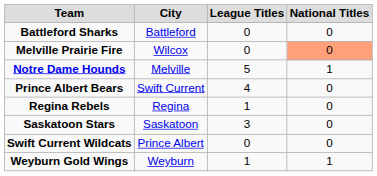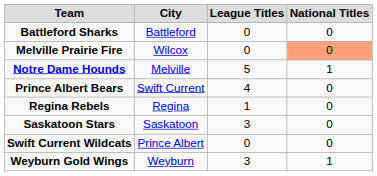(247, 161) 1 -> (247, 161) 3
